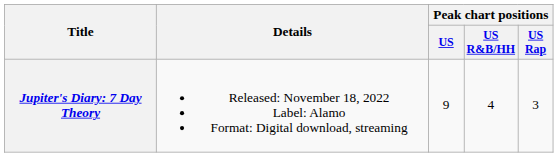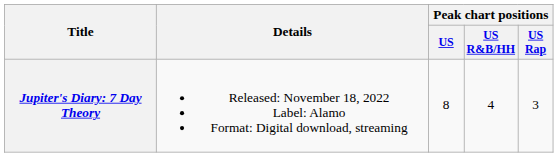(446, 105) 9 -> (446, 105) 8
